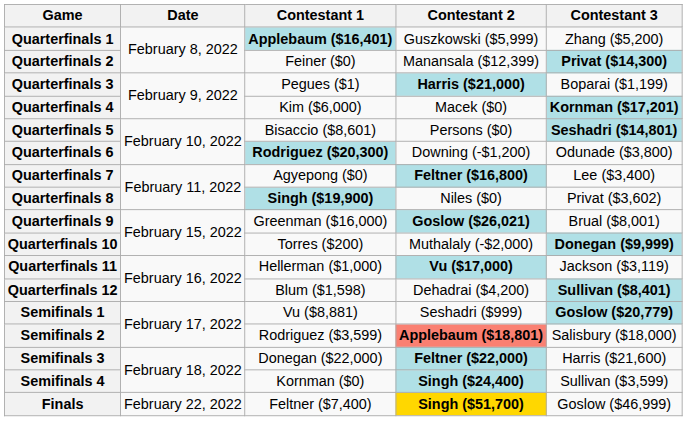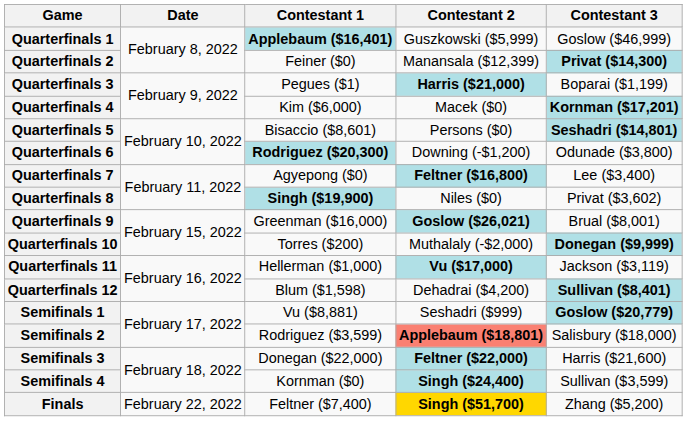(614, 38) Zhang ($5,200) -> (614, 38) Goslow ($46,999)
(614, 404) Goslow ($46,999) -> (614, 404) Zhang ($5,200)
